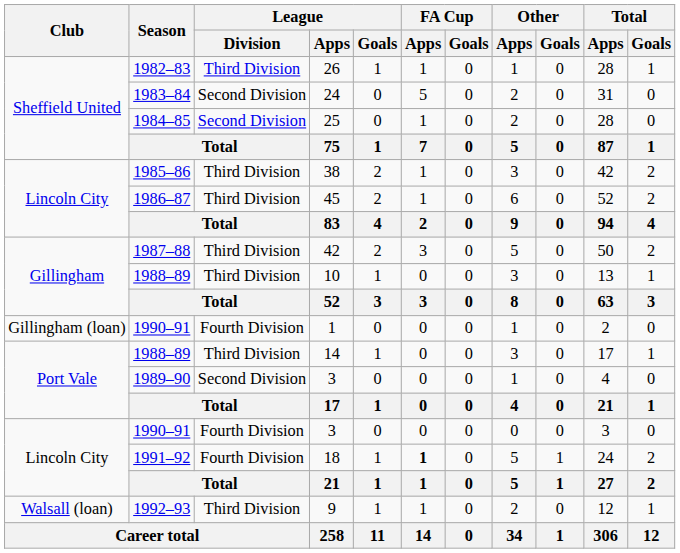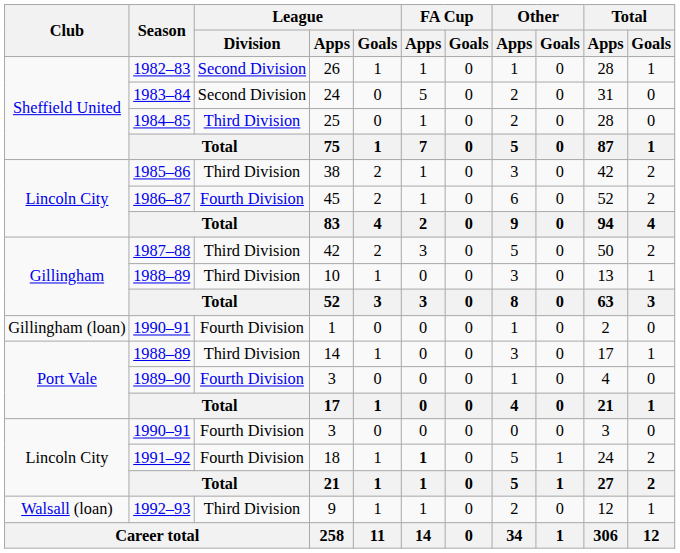(252, 69) Third Division -> (252, 69) Second Division
(252, 120) Second Division -> (252, 120) Third Division
(252, 198) Third Division -> (252, 198) Fourth Division
(252, 379) Second Division -> (252, 379) Fourth Division
